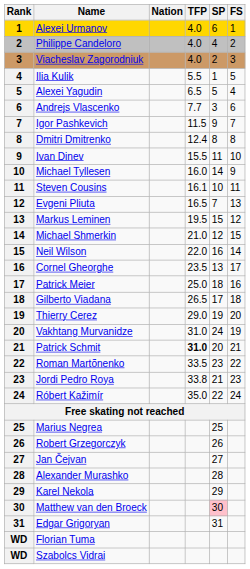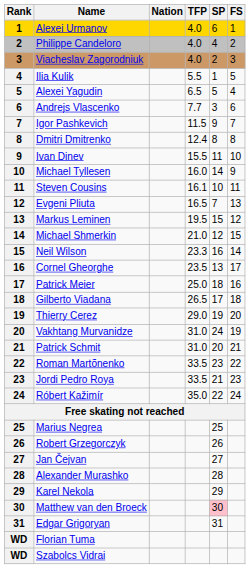(197, 252) 22.0 -> (197, 252) 23.3
(197, 348) bold -> (197, 348) normal
(197, 380) 33.8 -> (197, 380) 33.5
